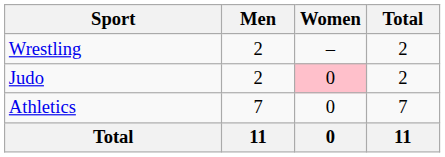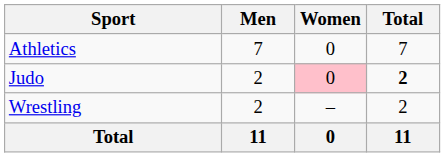rows swapped: (42, 107) <-> (45, 48)
(403, 78) normal -> (403, 78) bold
